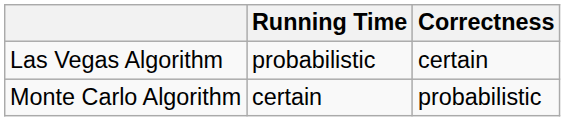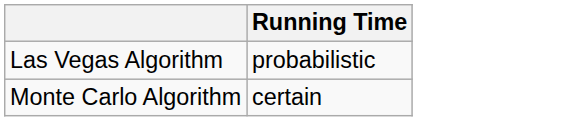- column: (486, 23)
